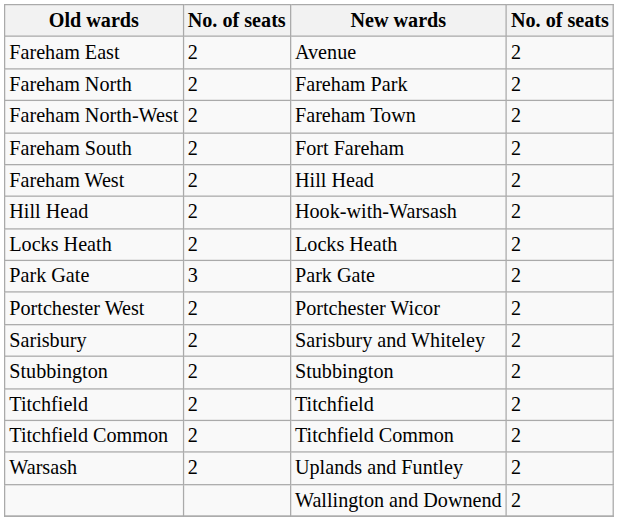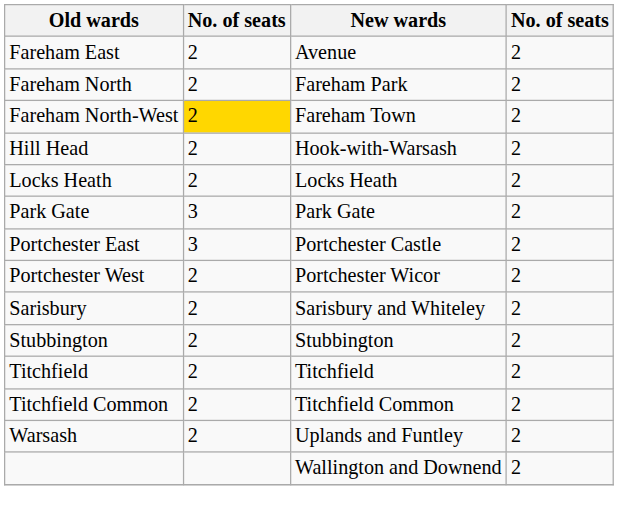(193, 116) no background -> (193, 116) gold background
- row: (71, 148)
- row: (67, 180)
+ row: (75, 244)
